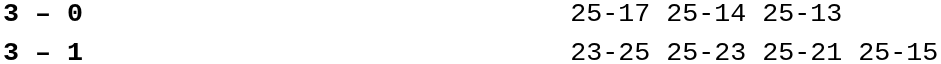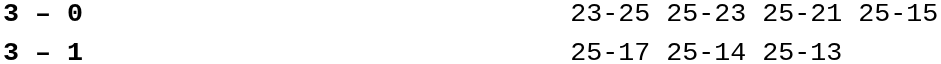(706, 14) 25-17 25-14 25-13 -> (754, 14) 23-25 25-23 25-21 25-15
(754, 53) 23-25 25-23 25-21 25-15 -> (706, 53) 25-17 25-14 25-13
